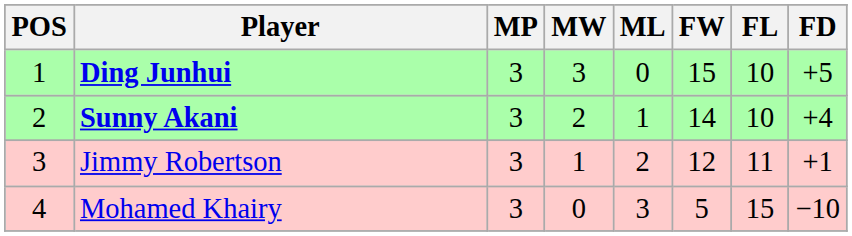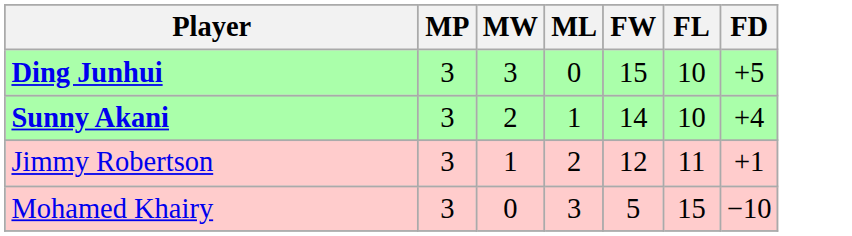- column: (39, 27)
